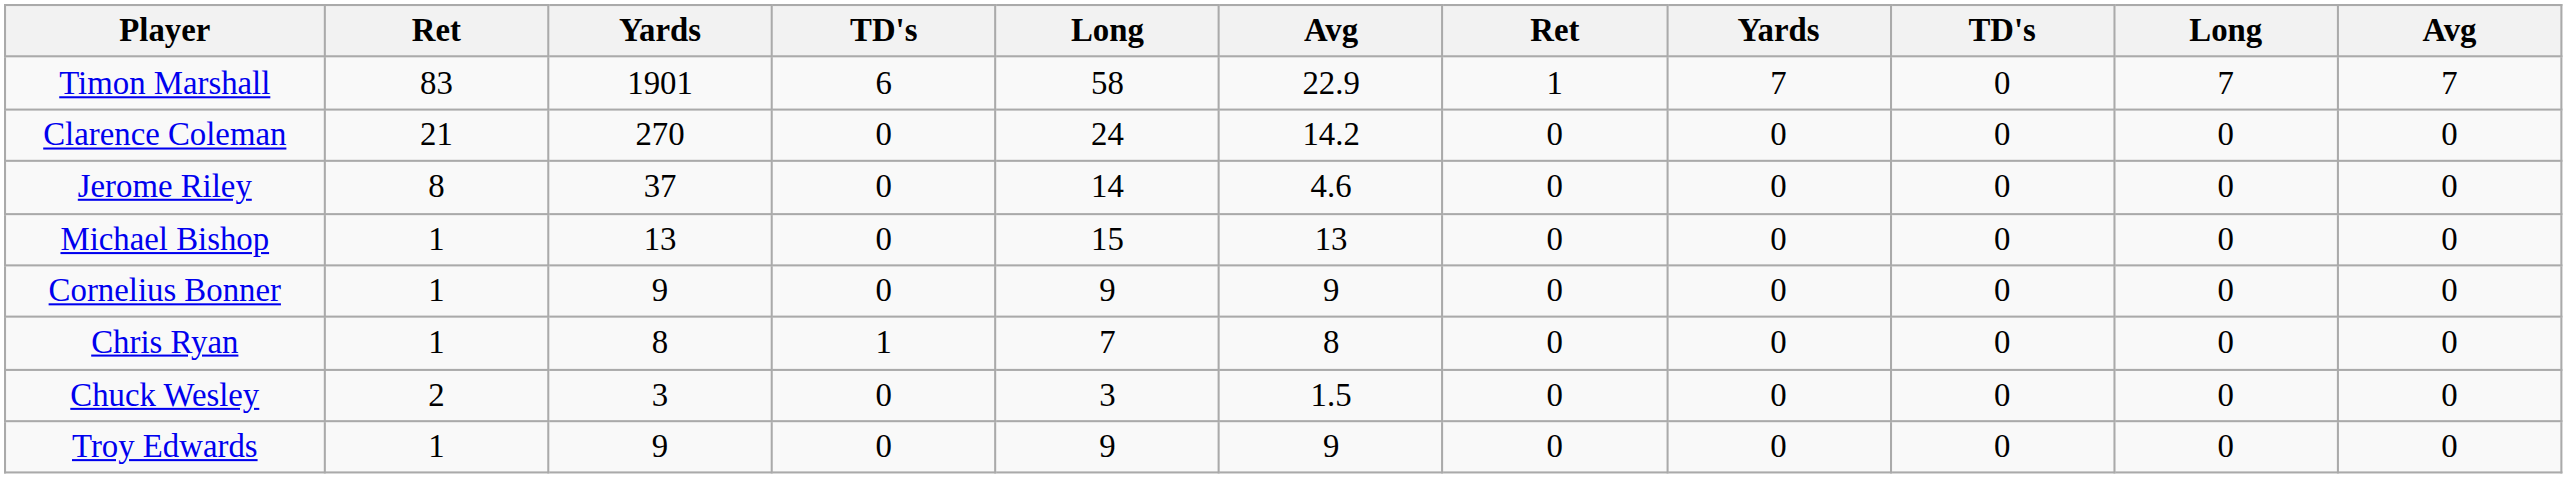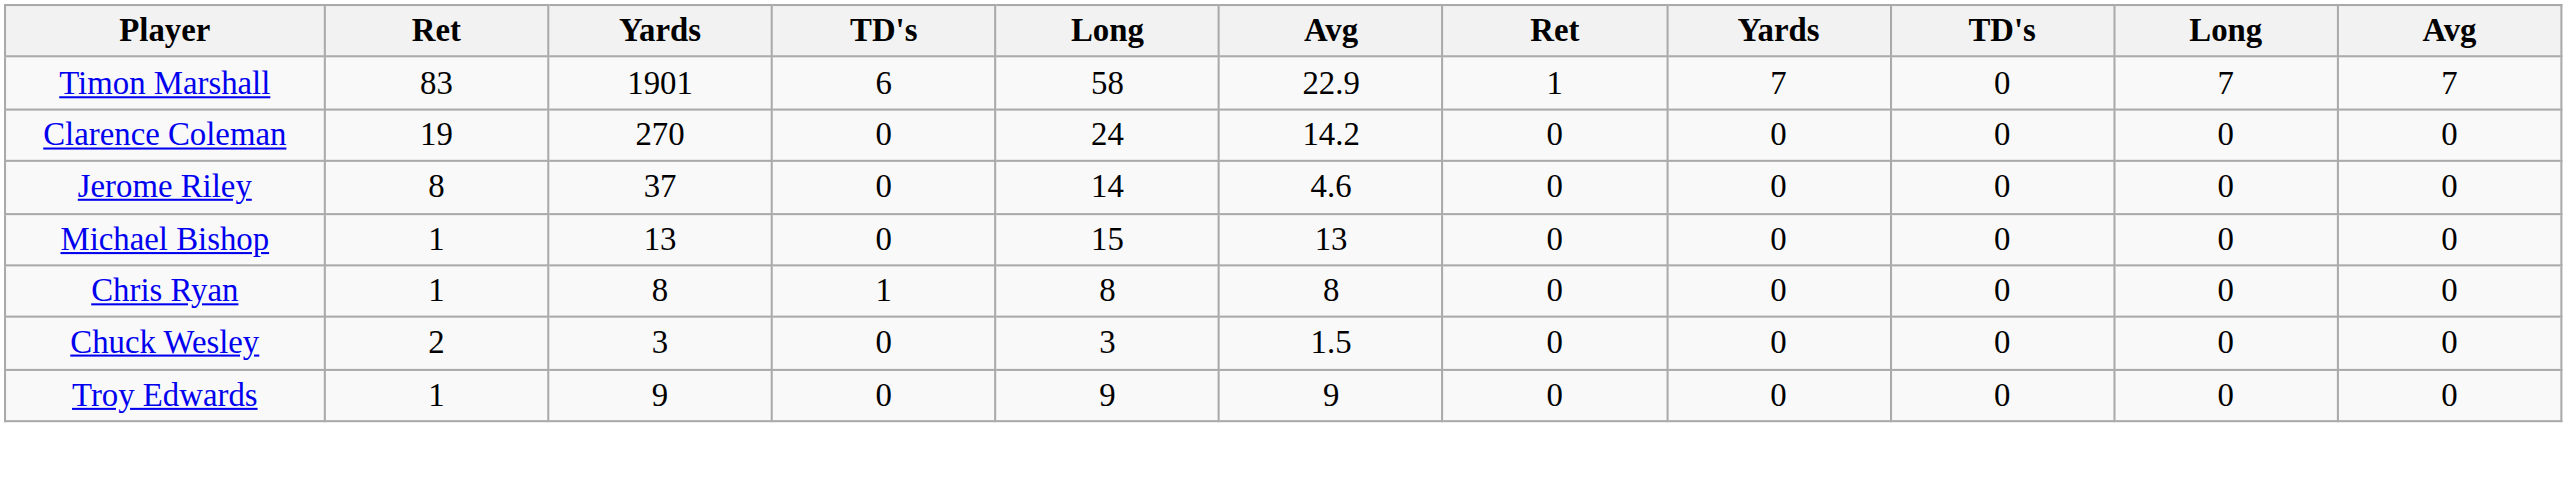(436, 134) 21 -> (436, 134) 19
- row: (165, 290)
(1107, 342) 7 -> (1107, 290) 8
